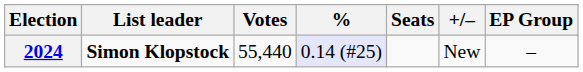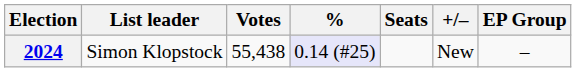(158, 50) bold -> (154, 50) normal
(265, 50) 55,440 -> (258, 50) 55,438
